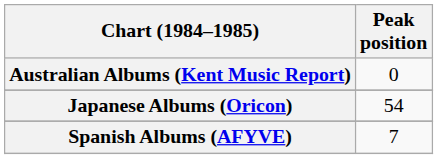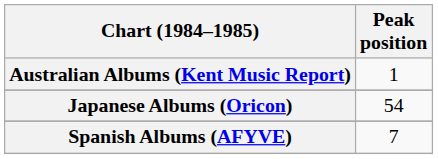(394, 74) 0 -> (394, 74) 1
